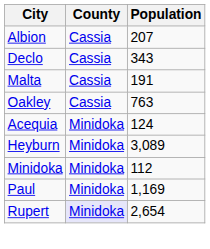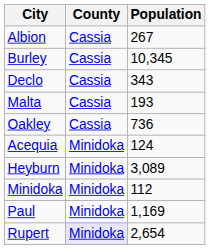(142, 37) 207 -> (142, 37) 267
+ row: (27, 59)
(142, 80) 191 -> (142, 102) 193
(142, 102) 763 -> (142, 124) 736
